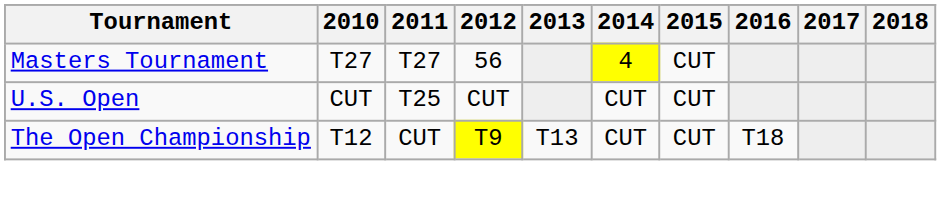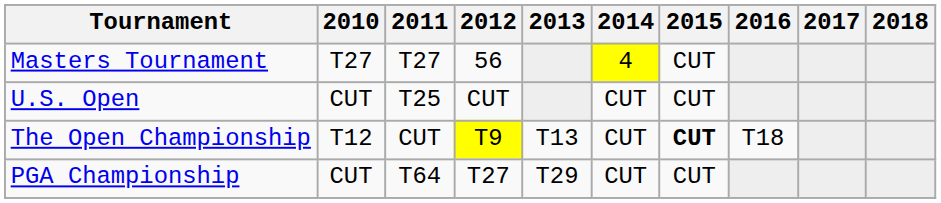(694, 140) normal -> (694, 140) bold
+ row: (125, 178)
